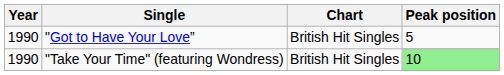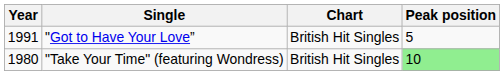(23, 37) 1990 -> (23, 37) 1991
(23, 59) 1990 -> (23, 59) 1980
